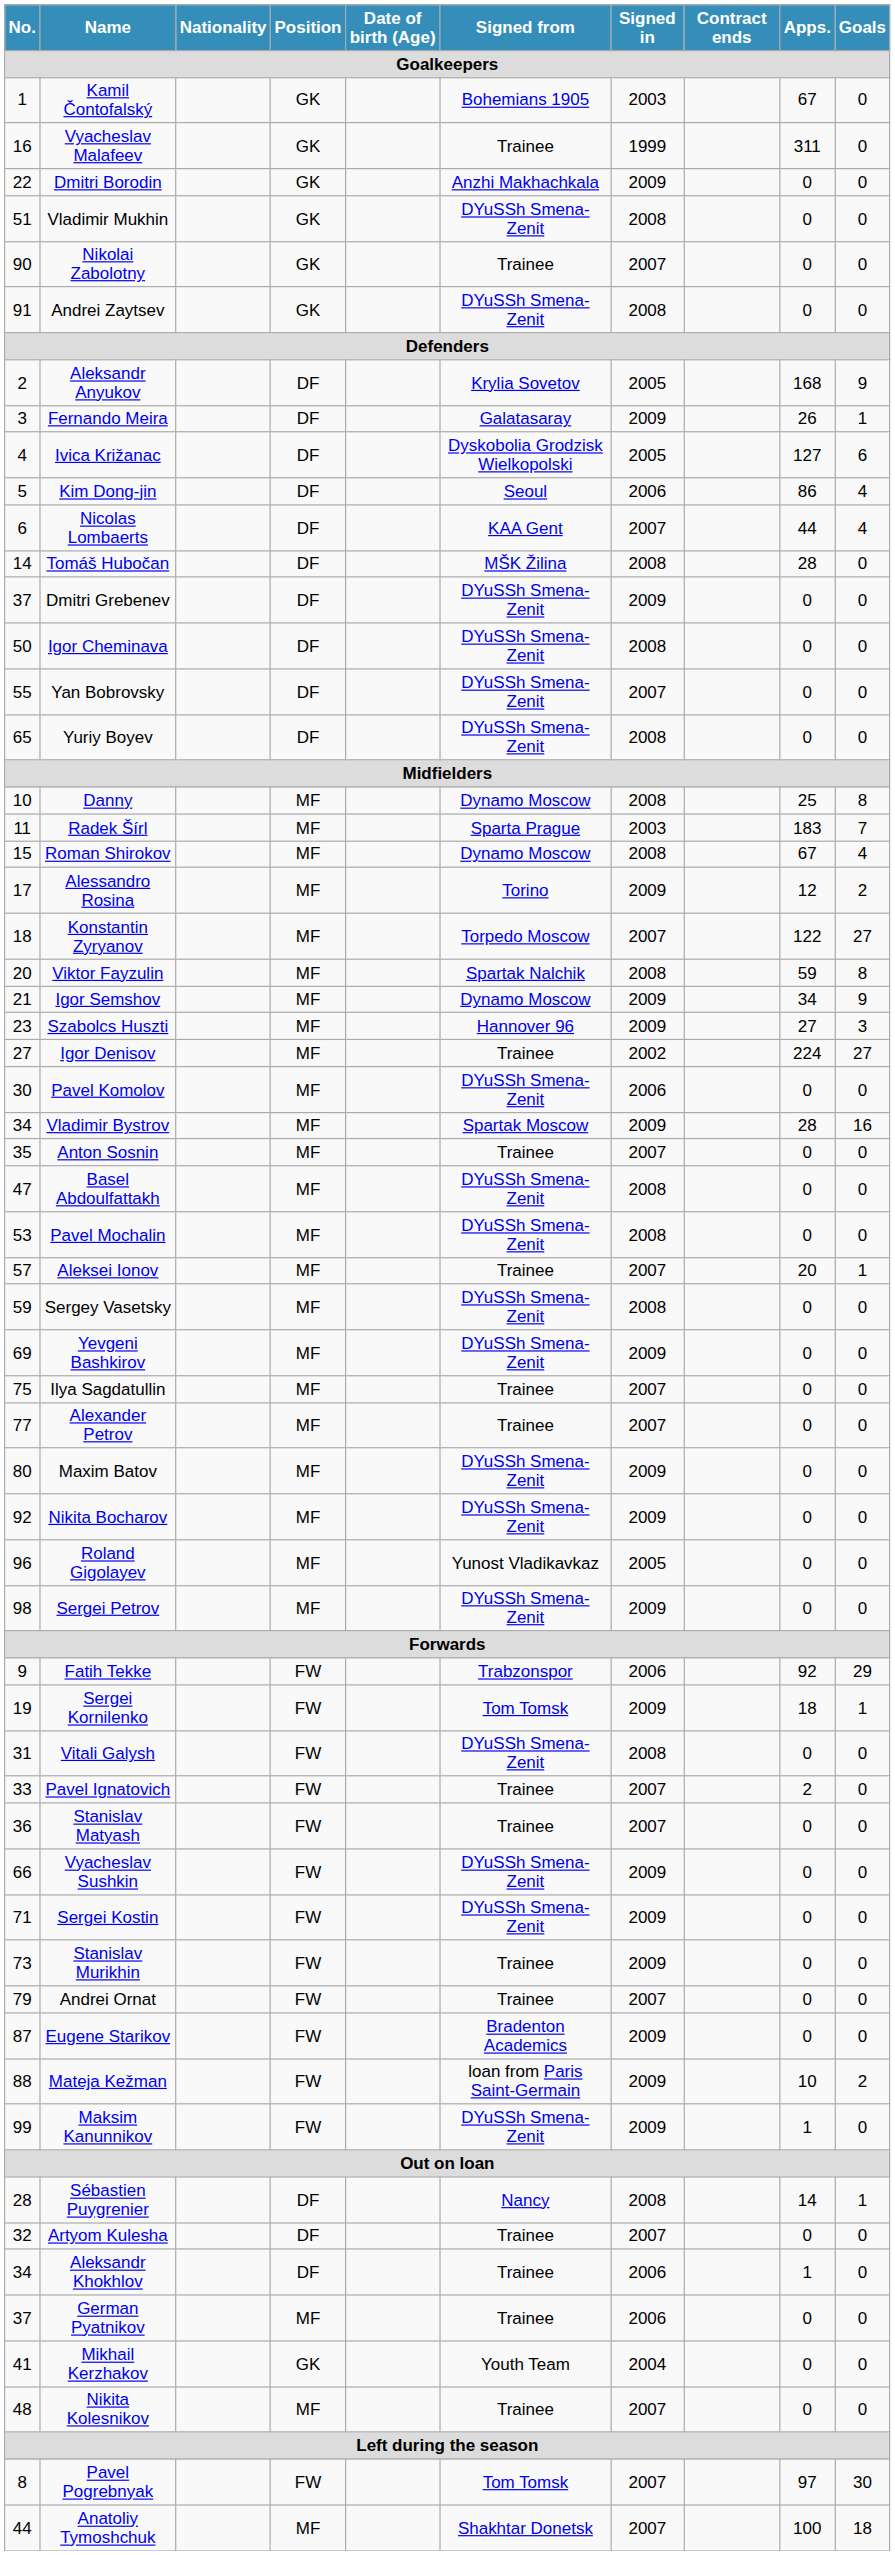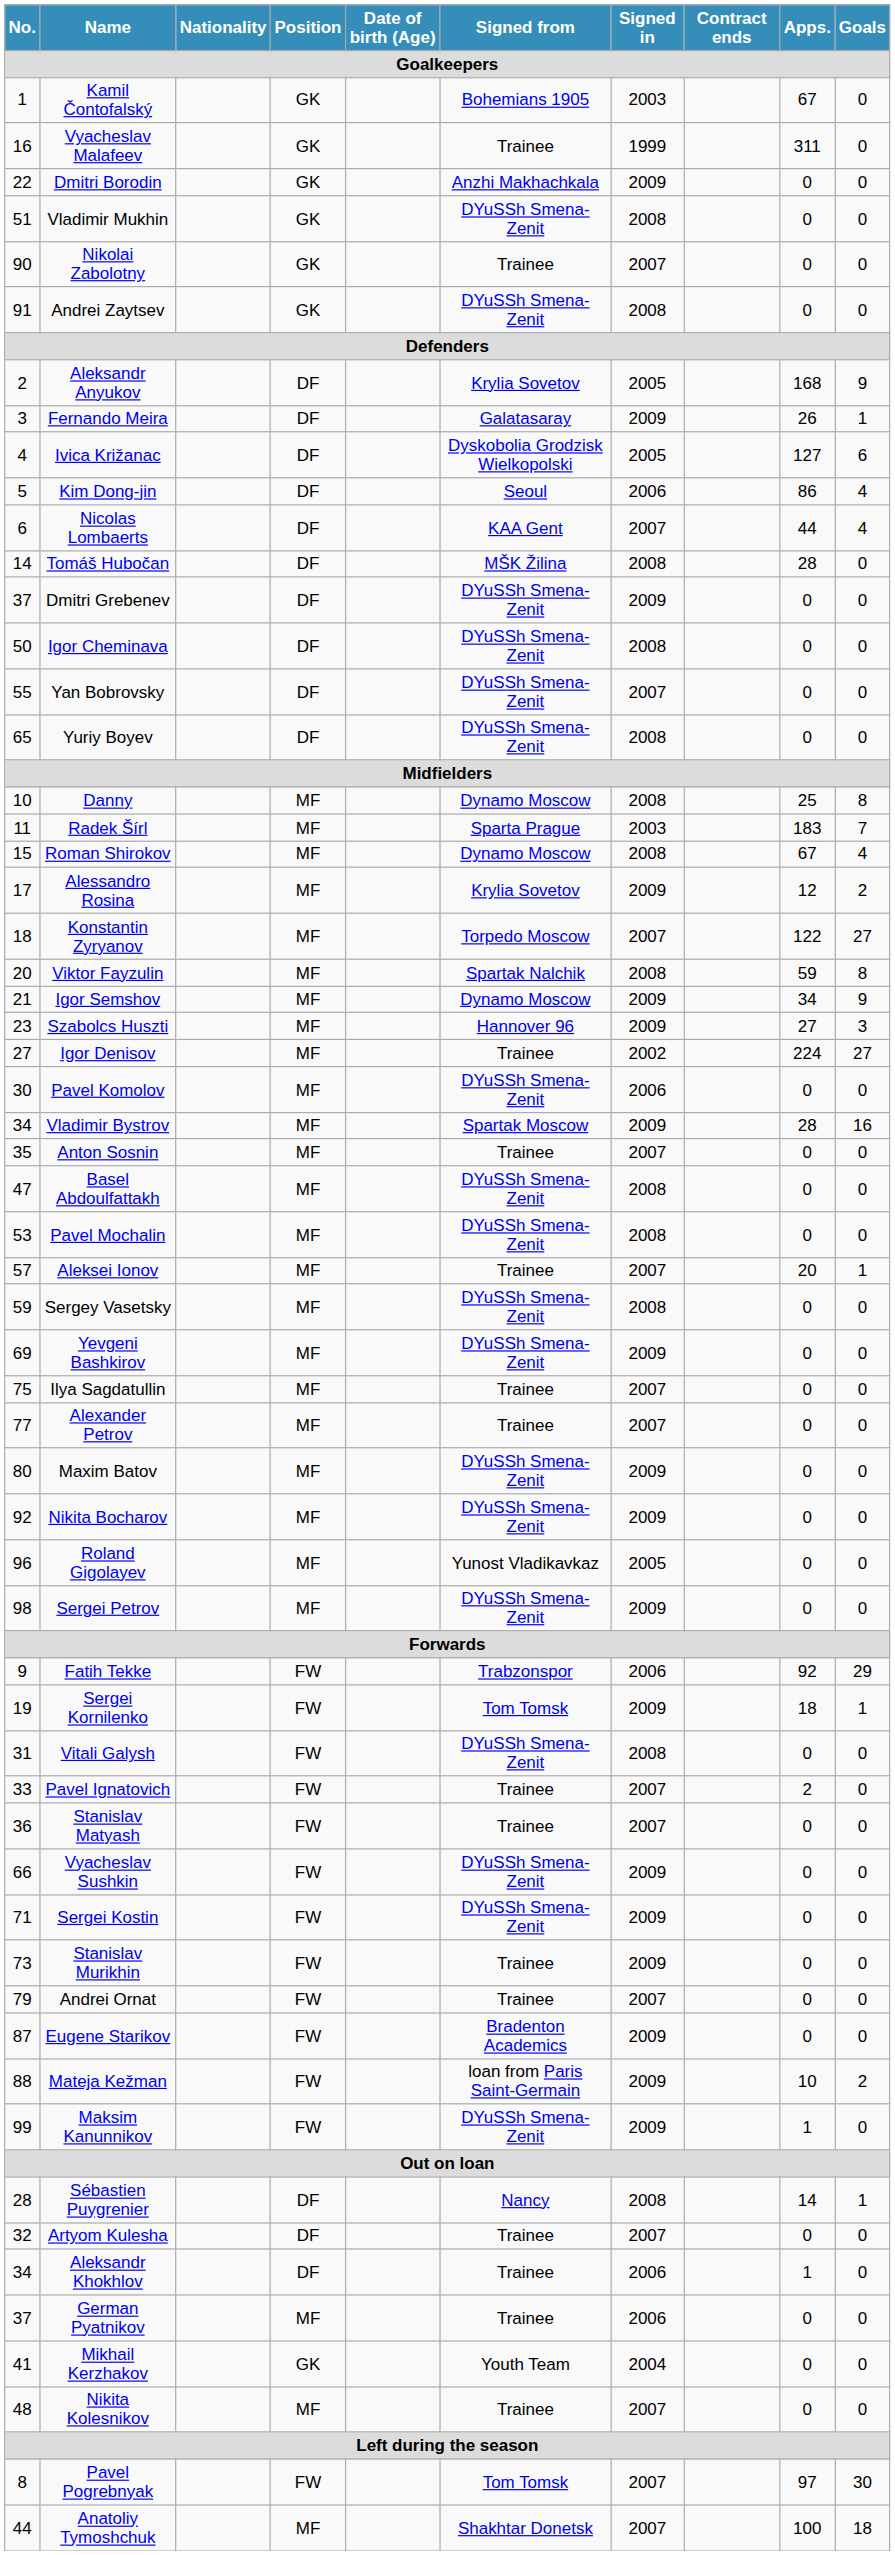(525, 891) Torino -> (525, 891) Krylia Sovetov
